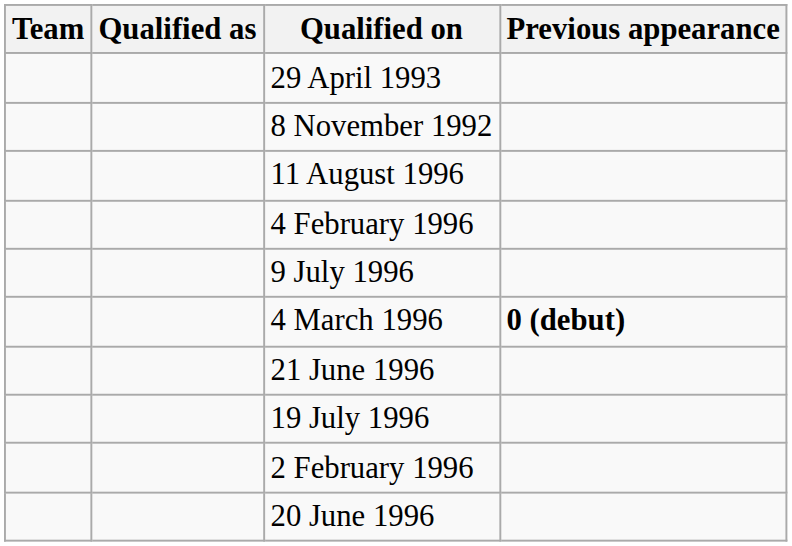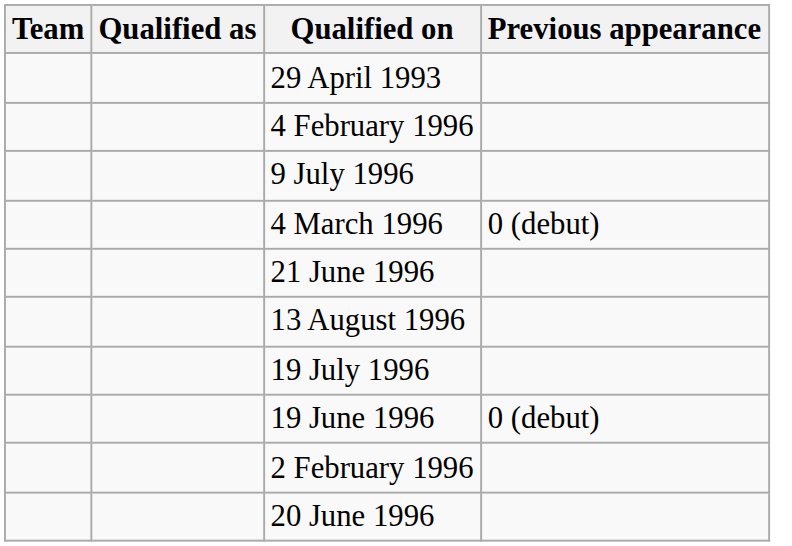- row: (381, 126)
- row: (367, 175)
(566, 321) bold -> (544, 223) normal
+ row: (368, 321)
+ row: (352, 418)
